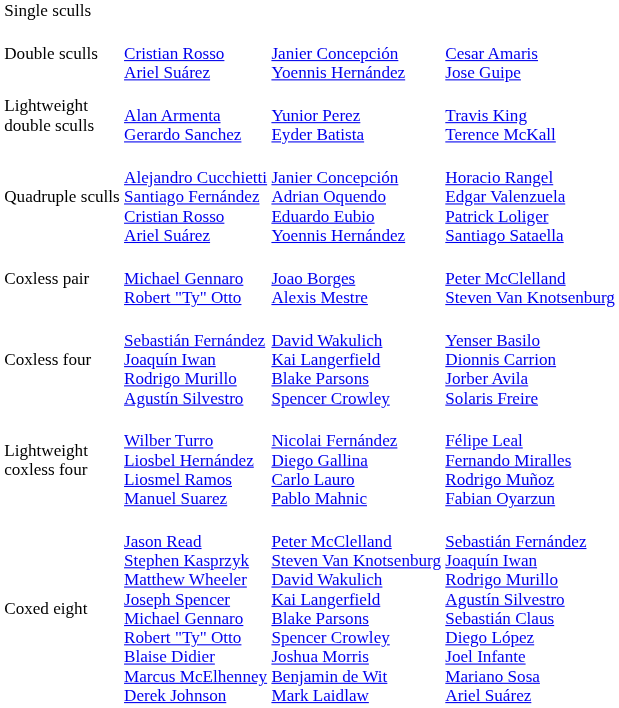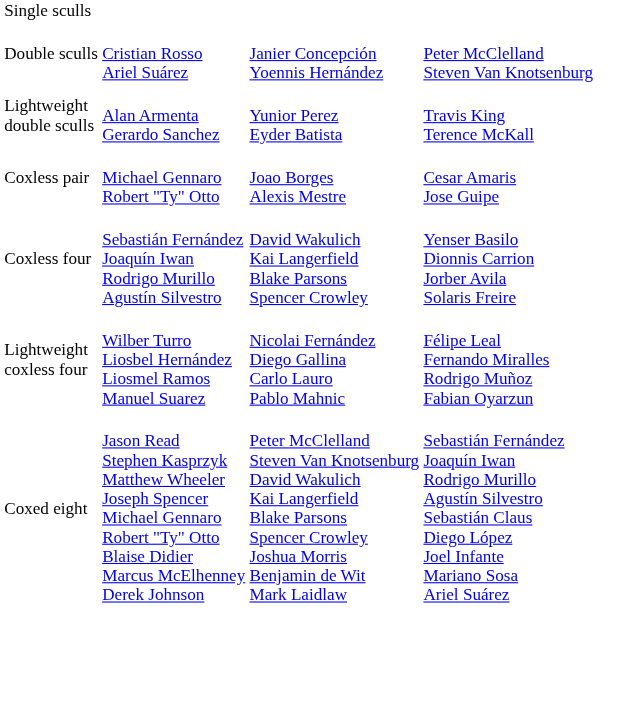(492, 63) Cesar Amaris Jose Guipe -> (508, 63) Peter McClelland Steven Van Knotsenburg
- row: (62, 196)
(530, 287) Peter McClelland Steven Van Knotsenburg -> (470, 187) Cesar Amaris Jose Guipe
